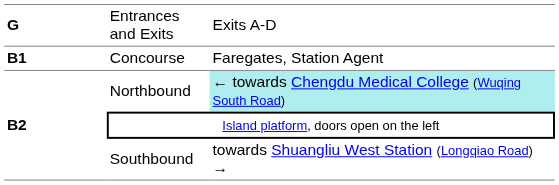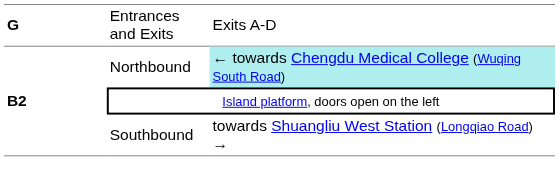- row: (147, 58)
